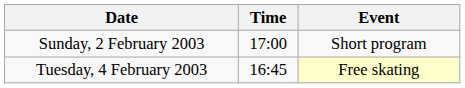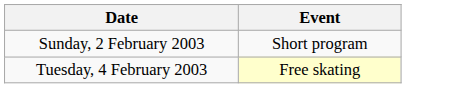- column: (268, 17)
